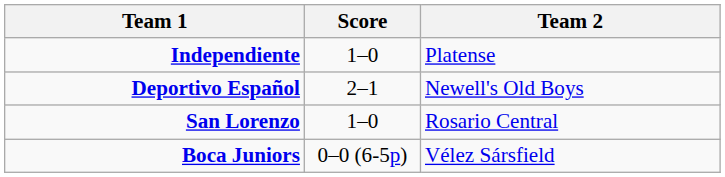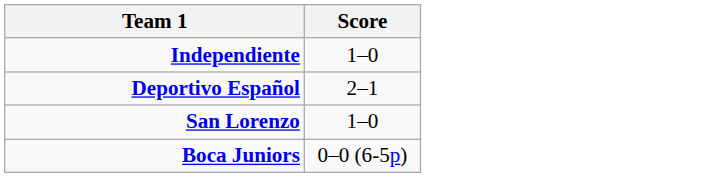- column: (570, 21)
